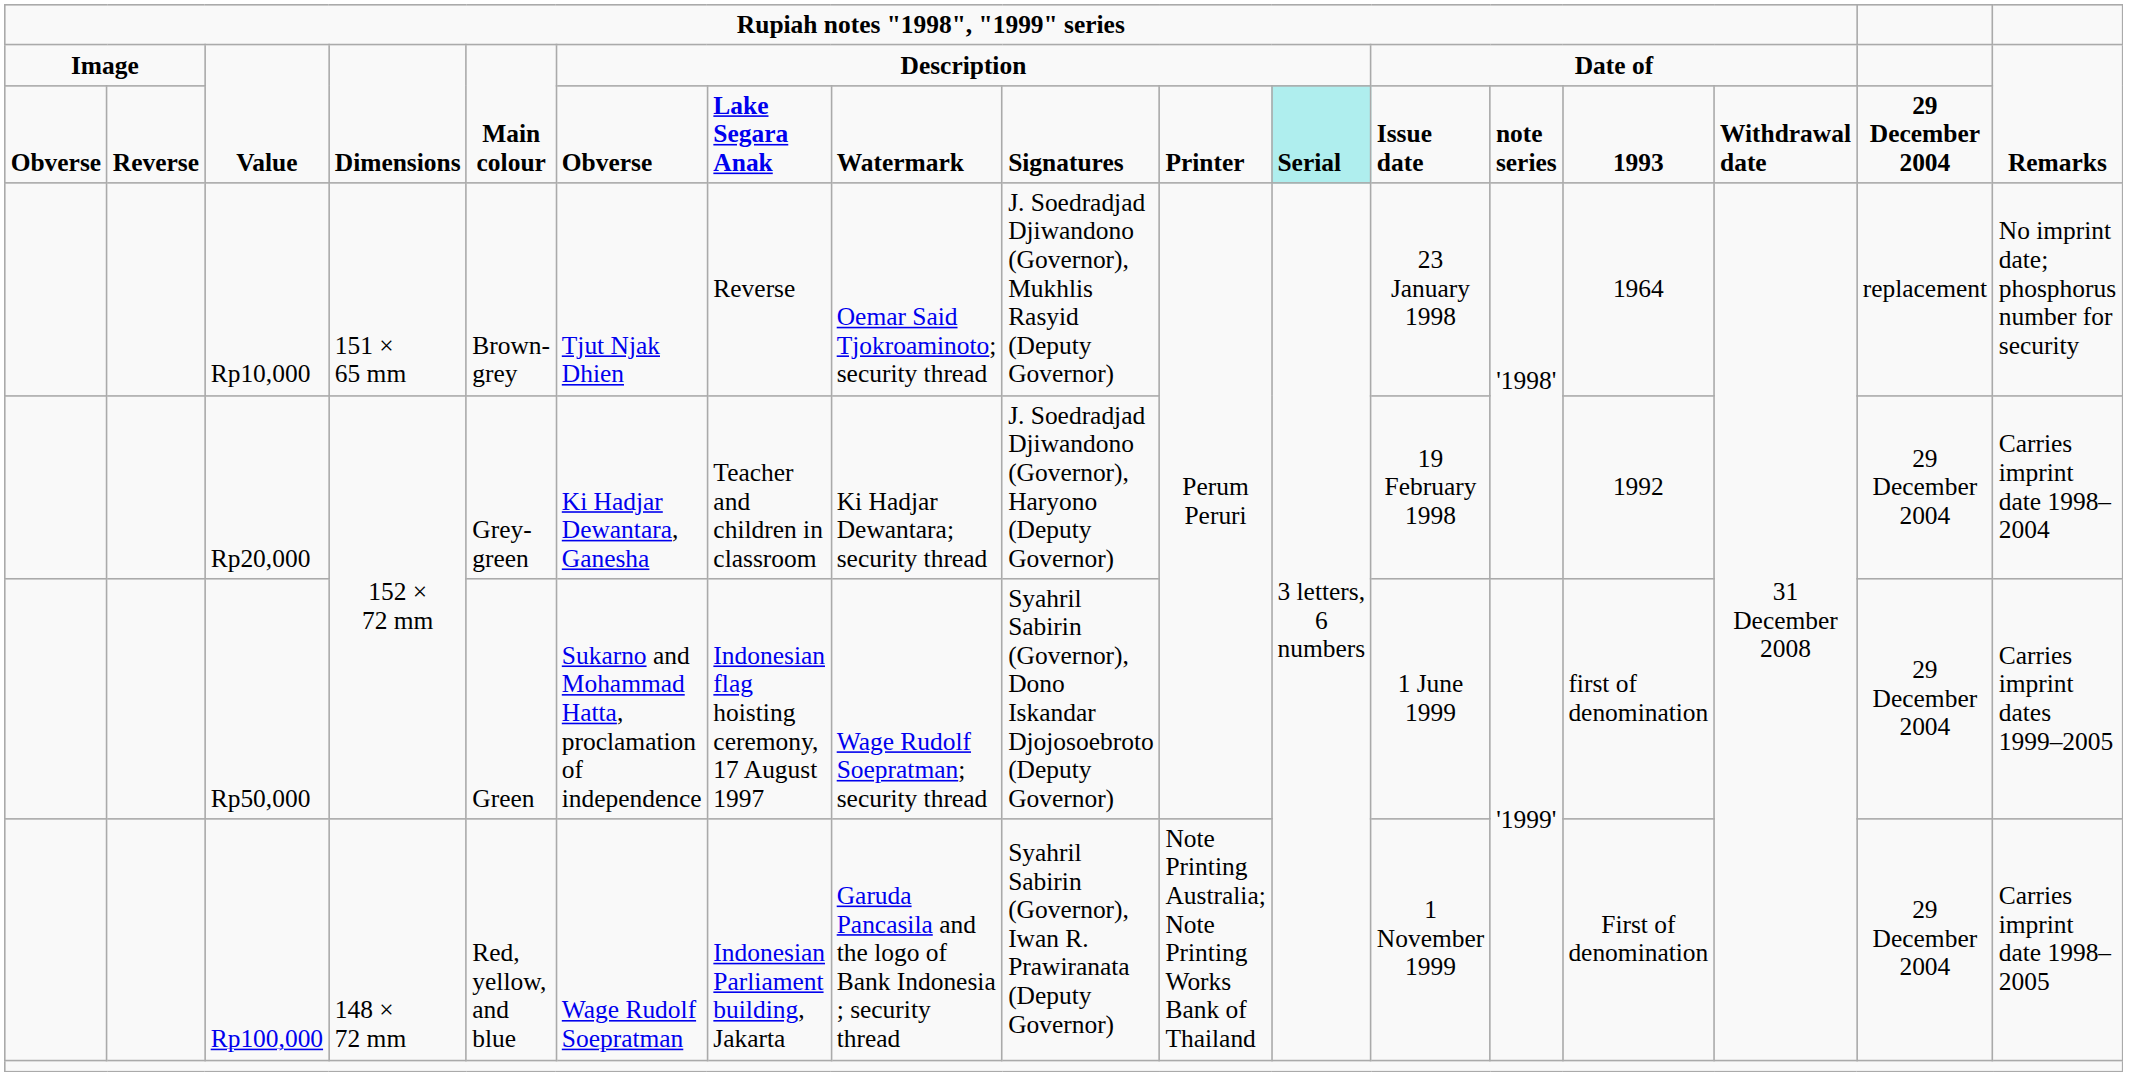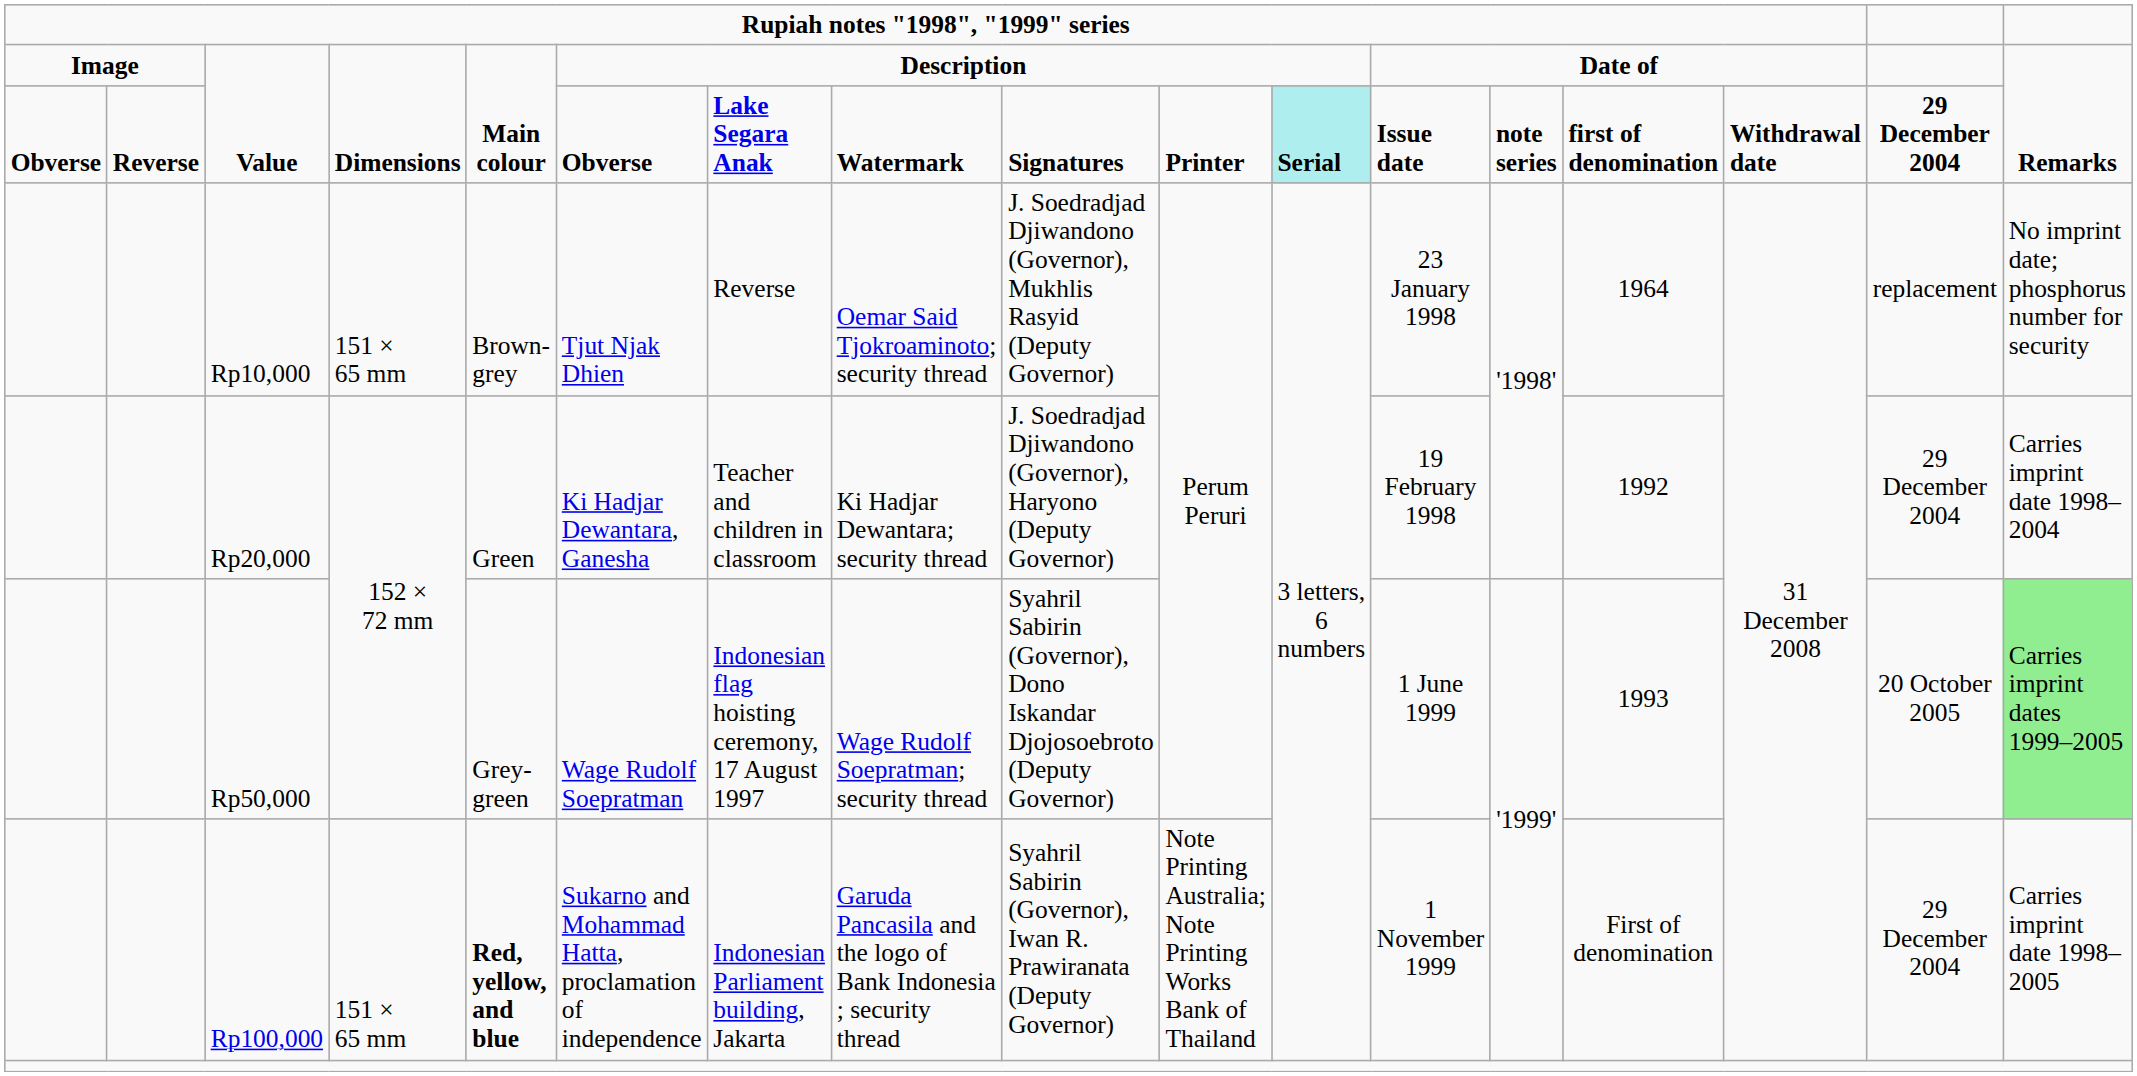(1638, 162) 1993 -> (1643, 148) first of denomination
(502, 543) Grey-green -> (503, 558) Green
(503, 798) Green -> (502, 784) Grey-green
(632, 727) Sukarno and Mohammad Hatta, proclamation of independence -> (629, 784) Wage Rudolf Soepratman
(1638, 698) first of denomination -> (1643, 698) 1993
(1925, 698) 29 December 2004 -> (1935, 698) 20 October 2005
(2056, 698) no background -> (2066, 698) lightgreen background
(370, 1025) 148 × 72 mm -> (370, 1025) 151 × 65 mm
(509, 996) normal -> (509, 996) bold
(629, 1025) Wage Rudolf Soepratman -> (632, 967) Sukarno and Mohammad Hatta, proclamation of independence
